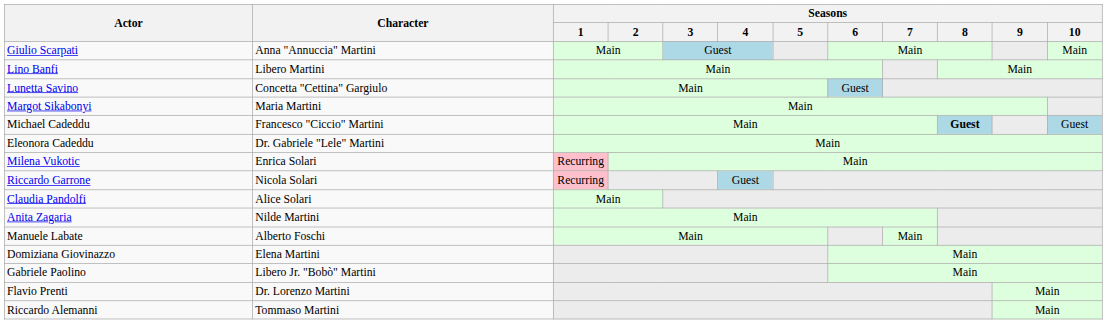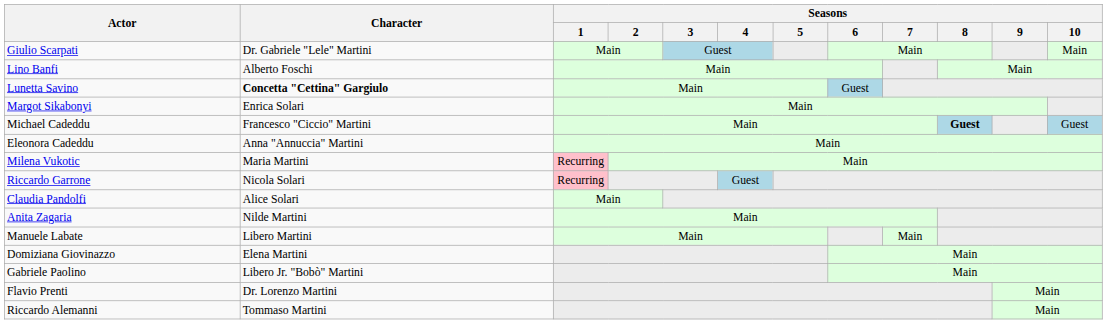(316, 50) Anna "Annuccia" Martini -> (307, 50) Dr. Gabriele "Lele" Martini
(290, 69) Libero Martini -> (278, 69) Alberto Foschi
(321, 87) normal -> (315, 87) bold
(288, 106) Maria Martini -> (273, 106) Enrica Solari
(320, 143) Dr. Gabriele "Lele" Martini -> (303, 143) Anna "Annuccia" Martini
(286, 161) Enrica Solari -> (276, 161) Maria Martini
(290, 236) Alberto Foschi -> (277, 236) Libero Martini
